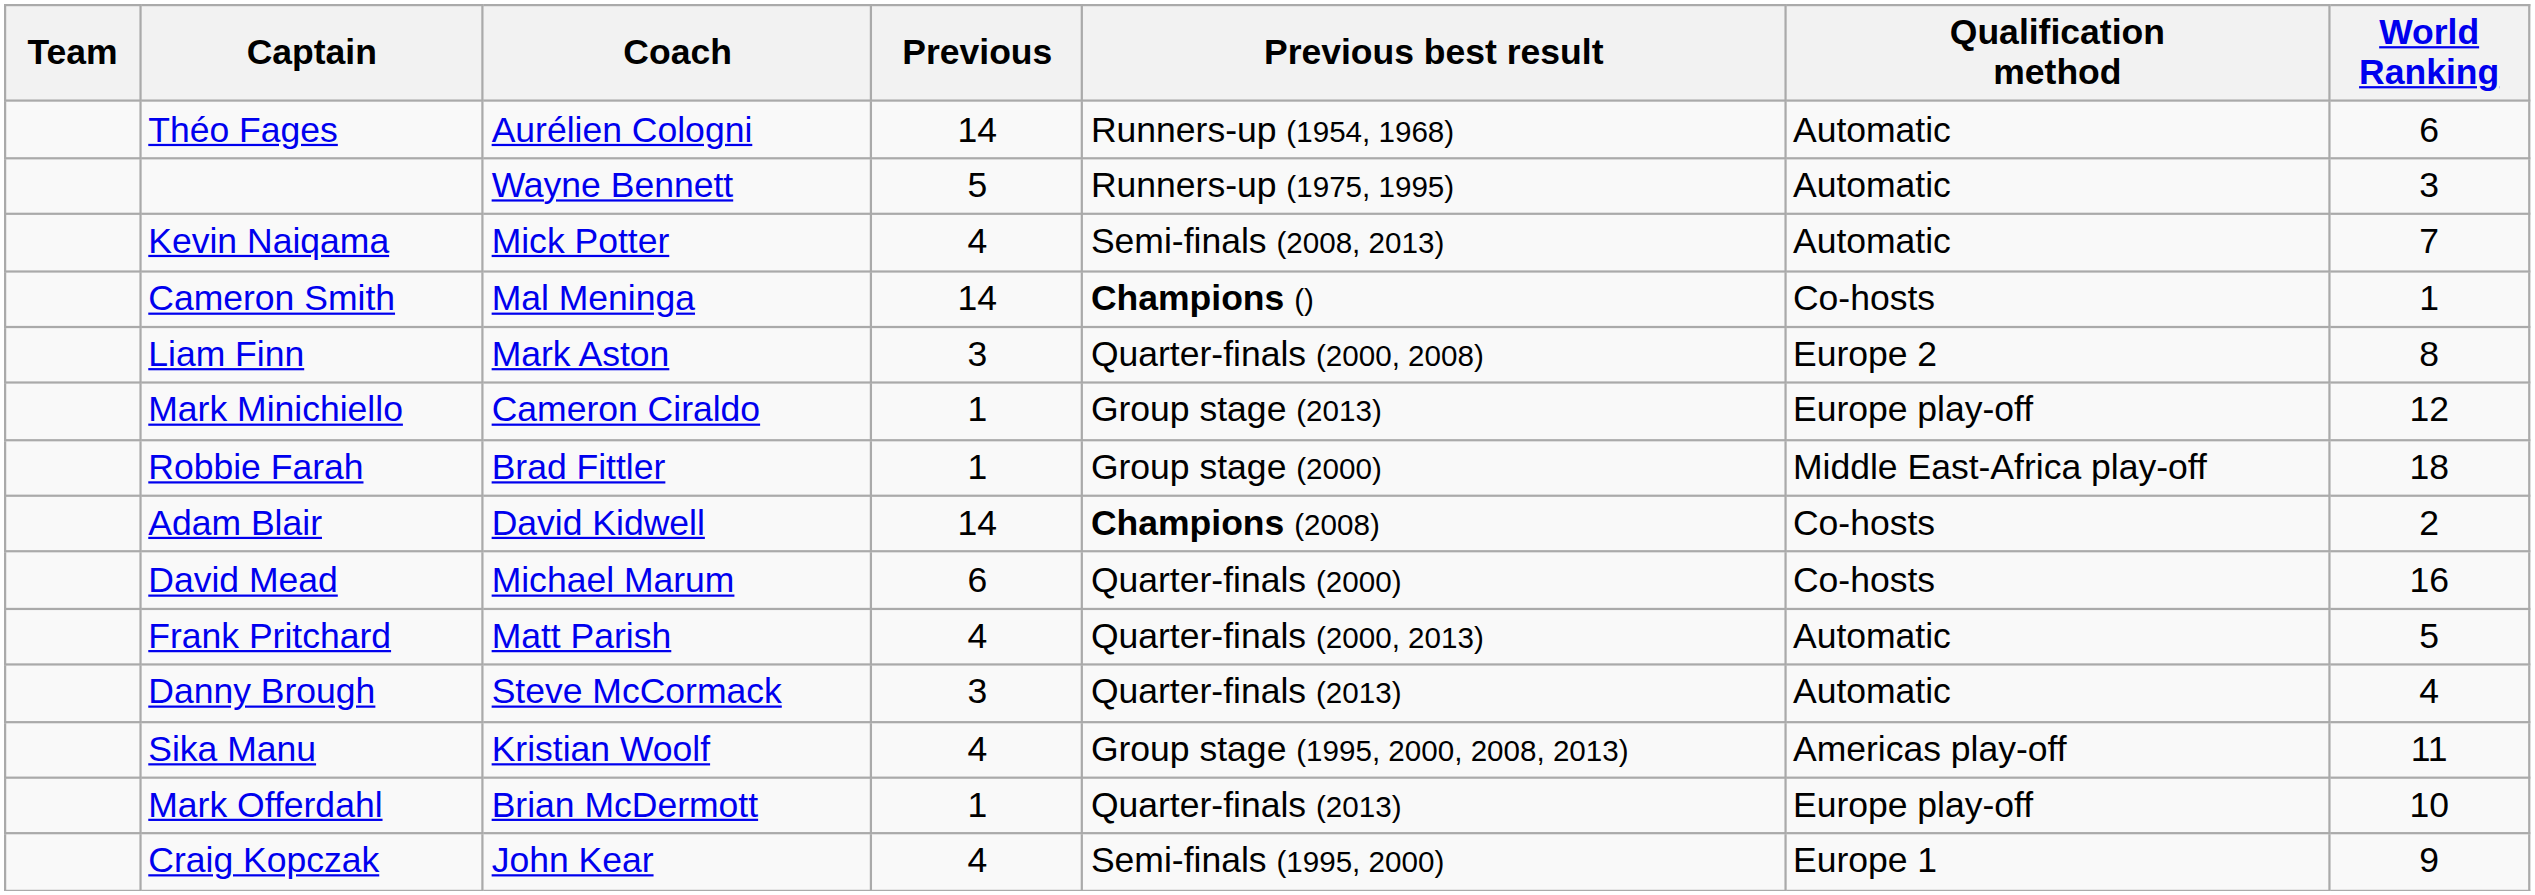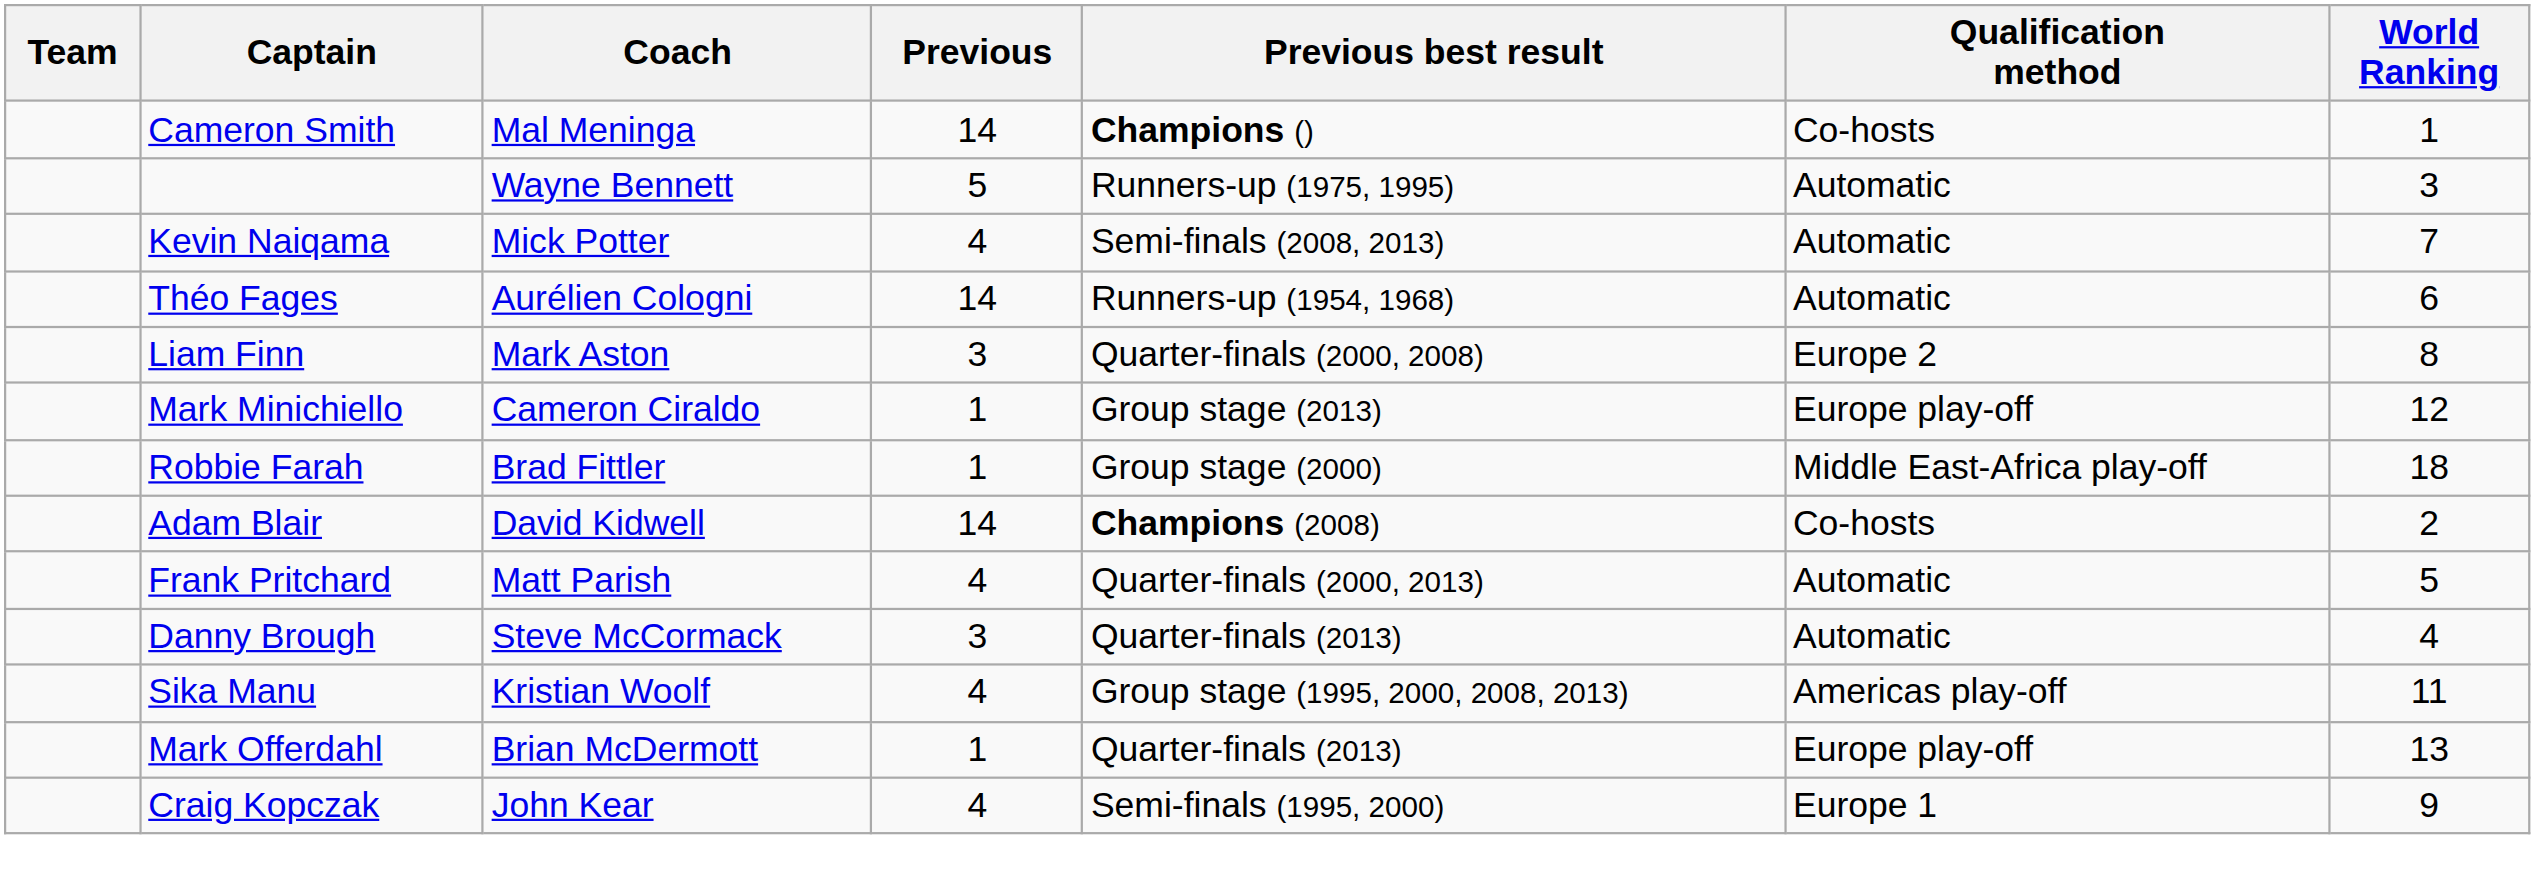rows swapped: (272, 297) <-> (243, 128)
- row: (243, 579)
(2429, 804) 10 -> (2429, 748) 13
